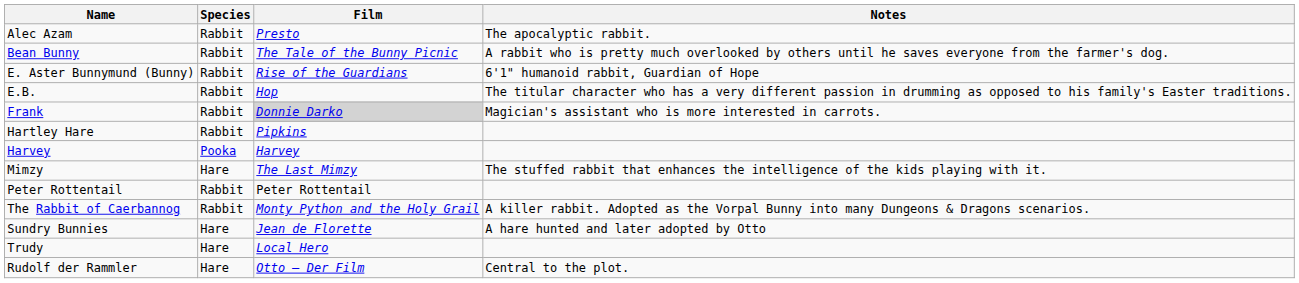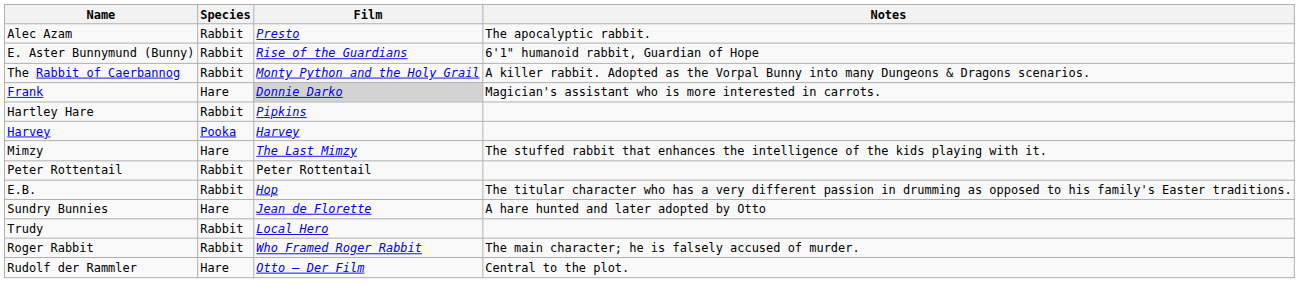- row: (43, 53)
rows swapped: (22, 92) <-> (94, 209)
(222, 112) Rabbit -> (215, 92) Hare
(215, 248) Hare -> (222, 229) Rabbit
+ row: (51, 248)
